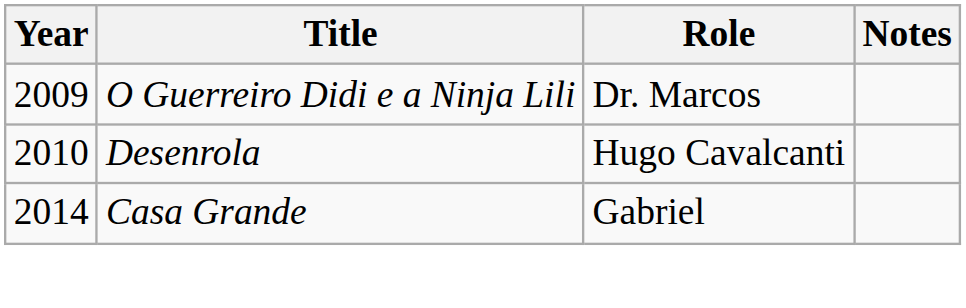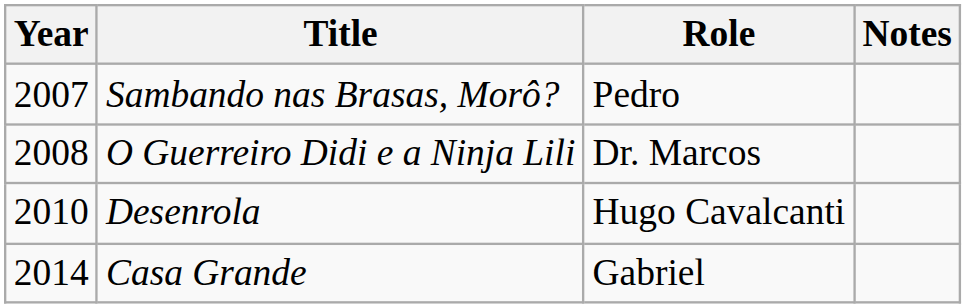+ row: (333, 93)
(51, 93) 2009 -> (51, 152) 2008
